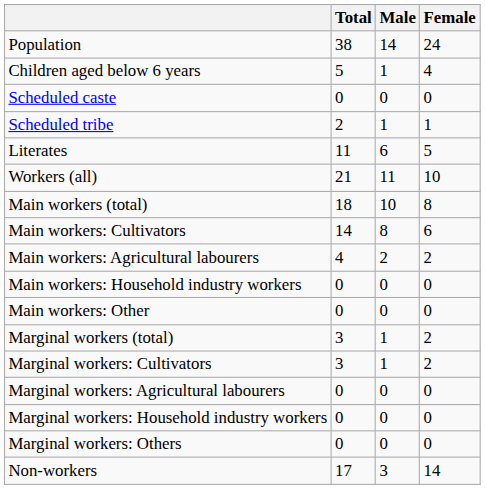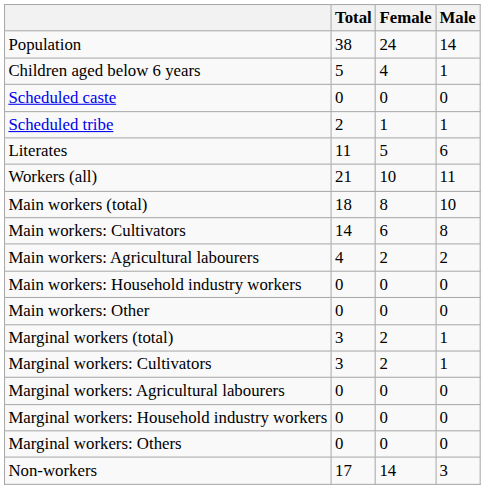columns swapped: (398, 17) <-> (450, 17)
